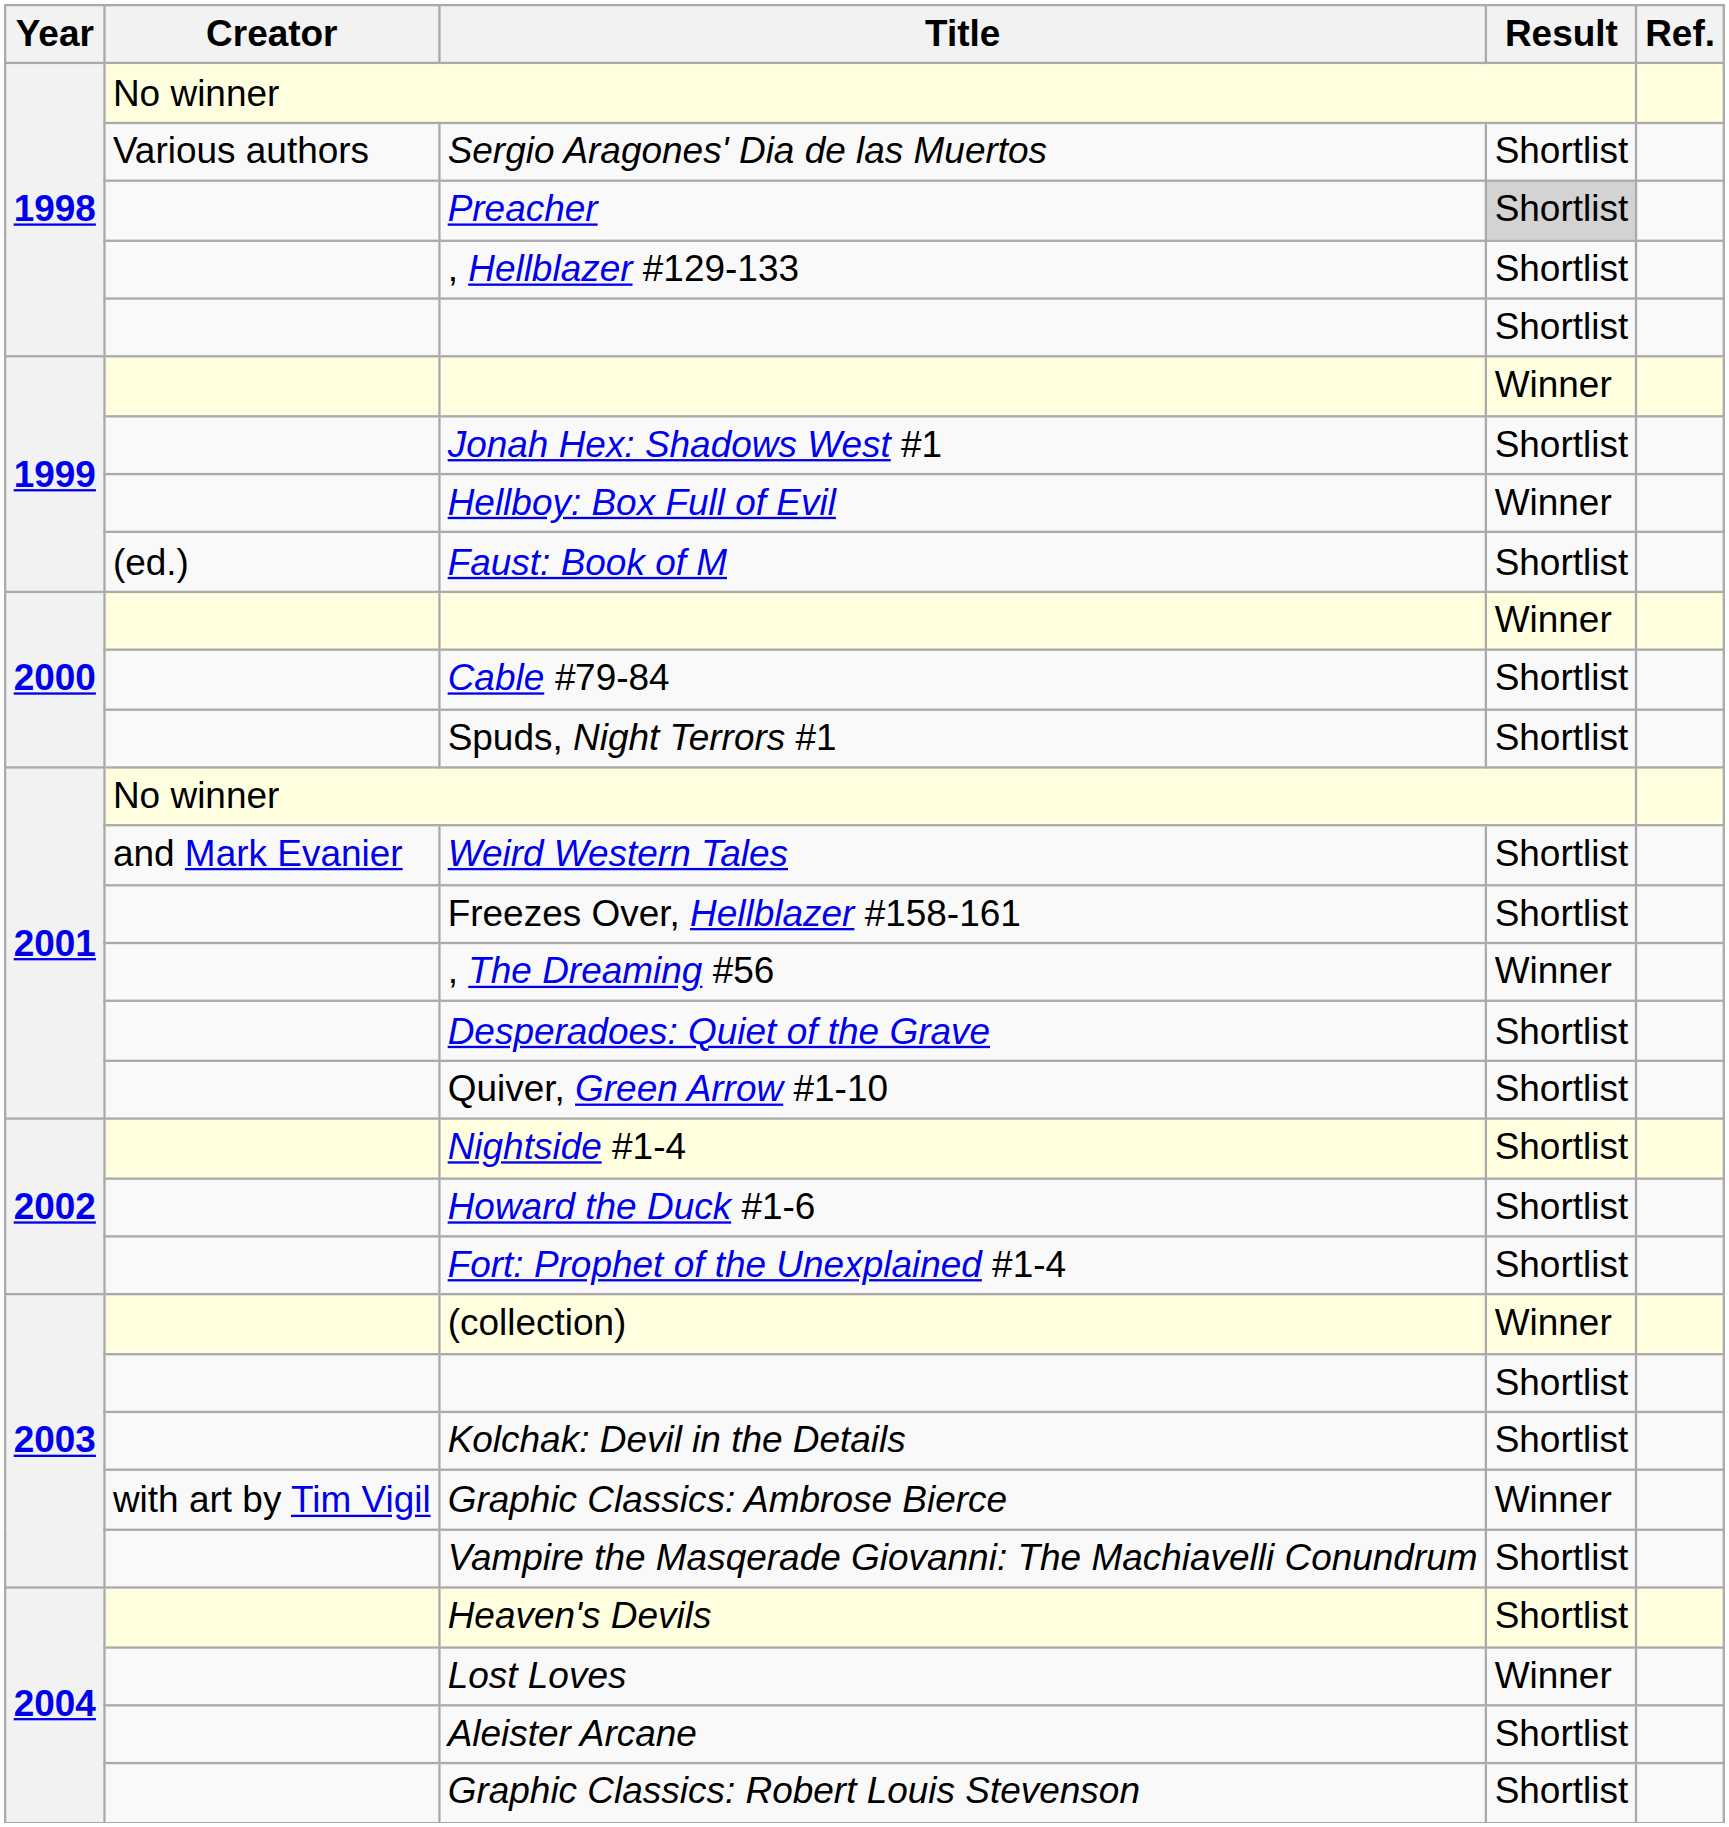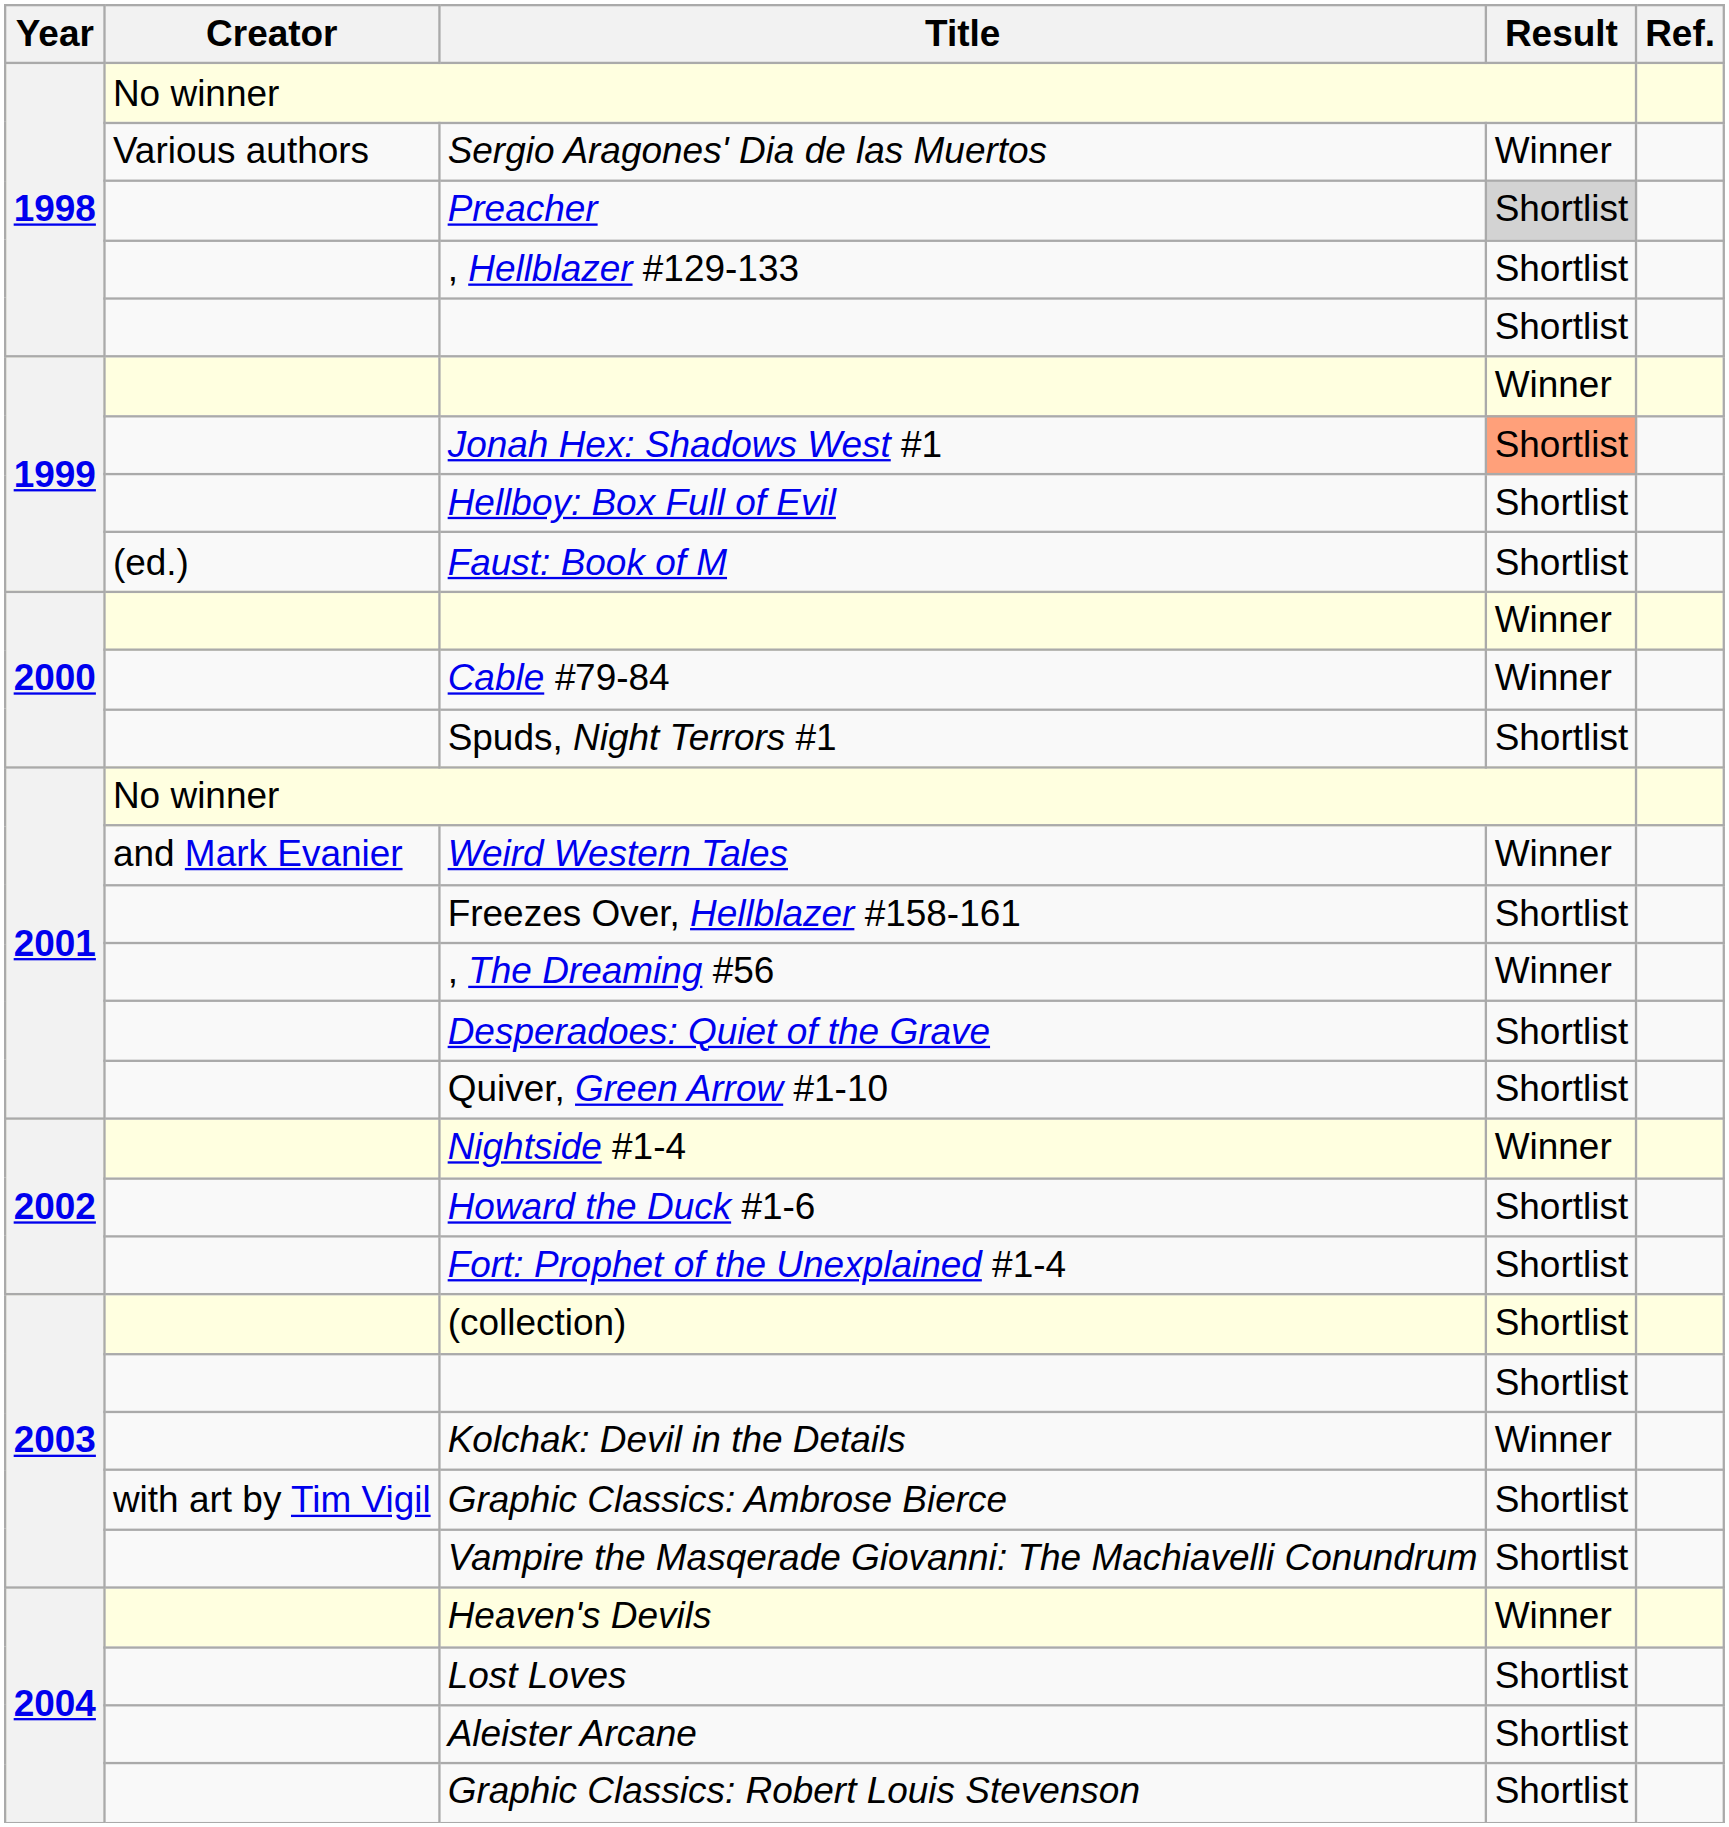(1561, 151) Shortlist -> (1553, 151) Winner
(1561, 444) no background -> (1561, 444) lightsalmon background
(1553, 502) Winner -> (1561, 502) Shortlist
(1561, 678) Shortlist -> (1553, 678) Winner
(1561, 854) Shortlist -> (1553, 854) Winner
(1561, 1147) Shortlist -> (1553, 1147) Winner
(1553, 1323) Winner -> (1561, 1323) Shortlist
(1561, 1440) Shortlist -> (1553, 1440) Winner
(1553, 1499) Winner -> (1561, 1499) Shortlist
(1561, 1616) Shortlist -> (1553, 1616) Winner
(1553, 1675) Winner -> (1561, 1675) Shortlist
